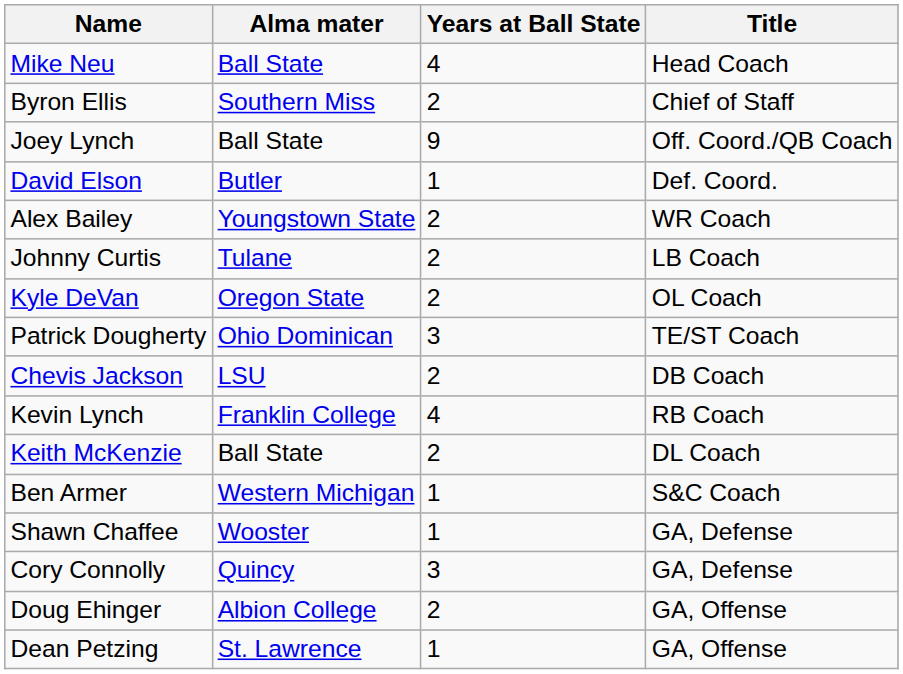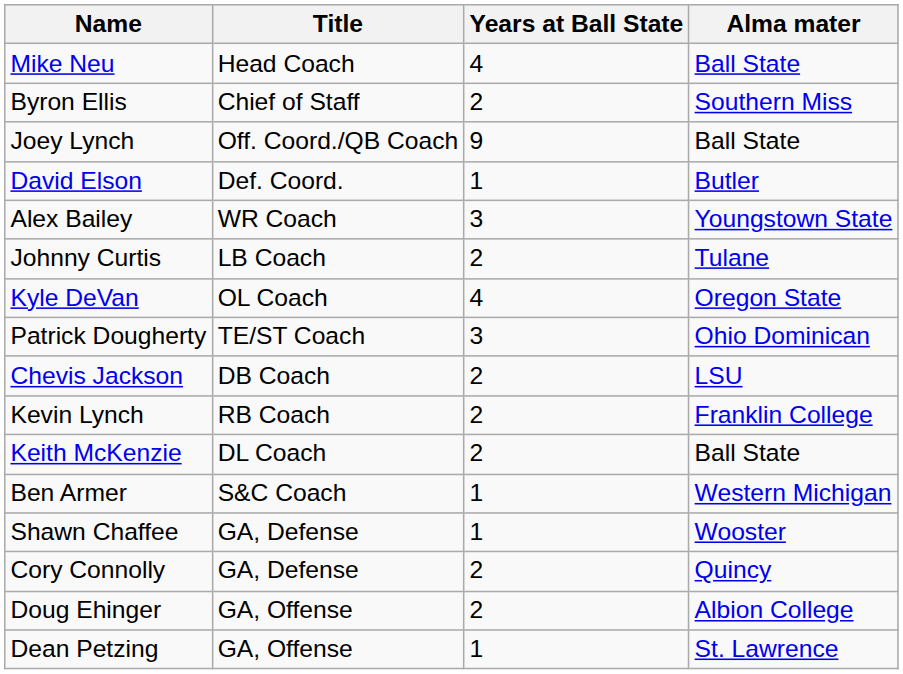columns swapped: (772, 24) <-> (317, 24)
(434, 219) 2 -> (476, 219) 3
(434, 297) 2 -> (476, 297) 4
(434, 414) 4 -> (476, 414) 2
(434, 571) 3 -> (476, 571) 2
